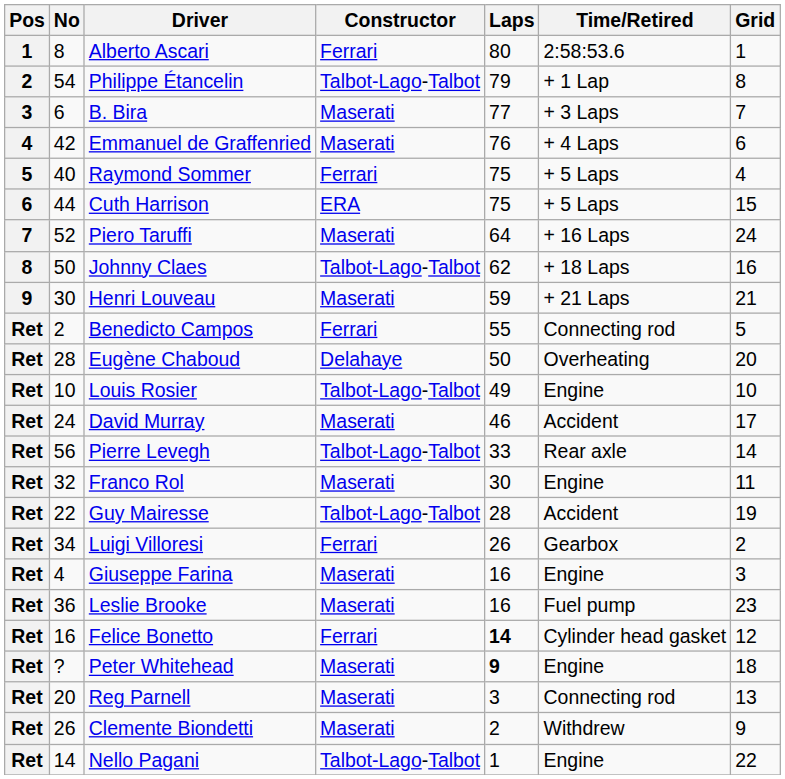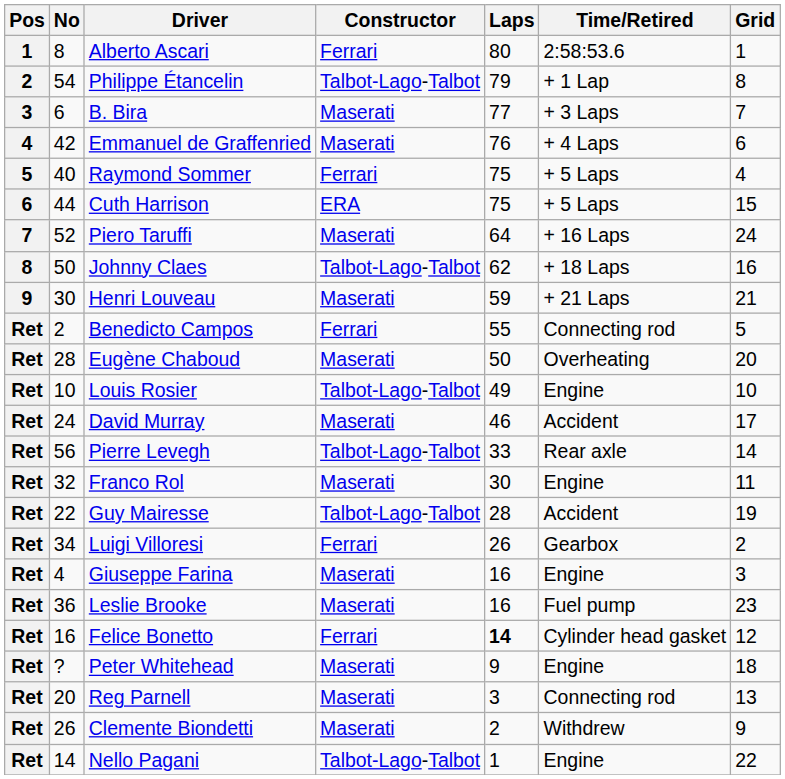(361, 359) Delahaye -> (357, 359) Maserati
(495, 667) bold -> (495, 667) normal
